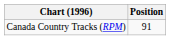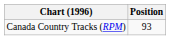(147, 27) 91 -> (147, 27) 93
